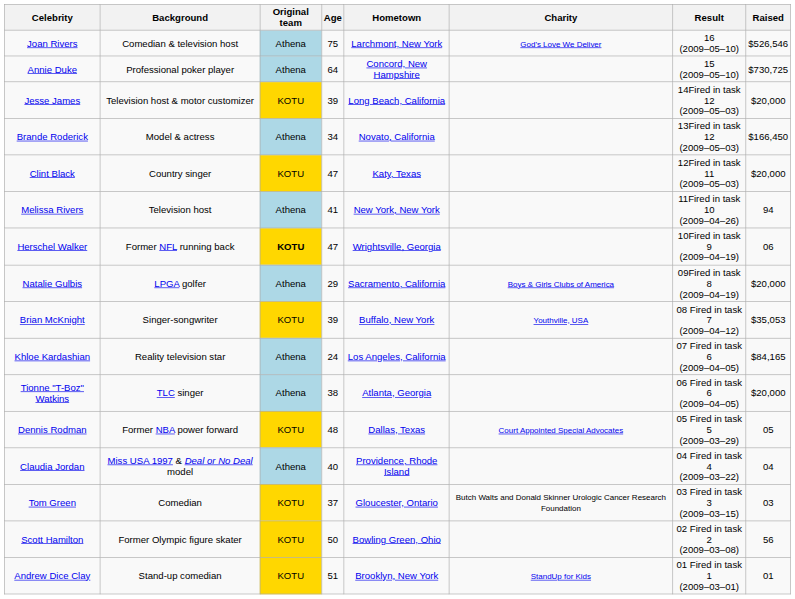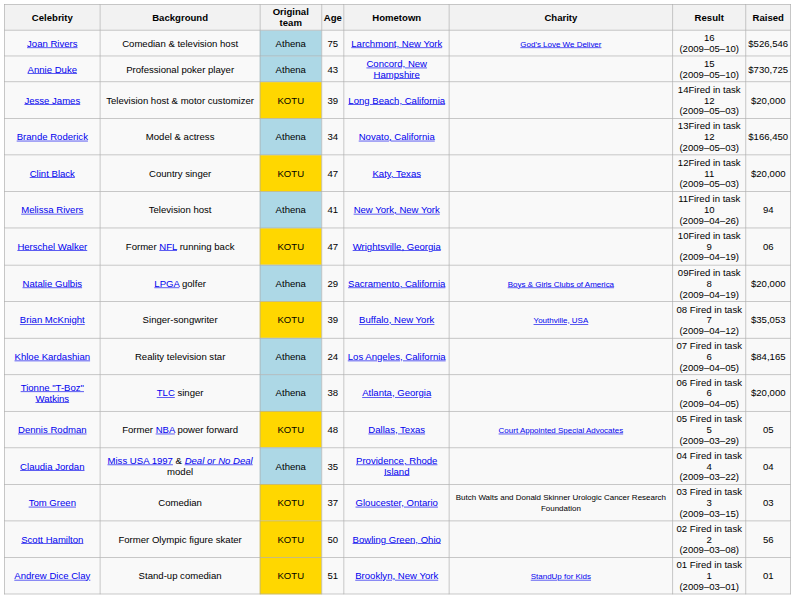(333, 69) 64 -> (333, 69) 43
(291, 247) bold -> (291, 247) normal
(333, 466) 40 -> (333, 466) 35
